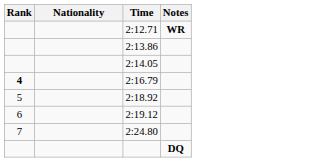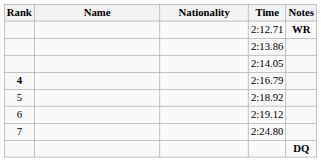+ column: (97, 13)
